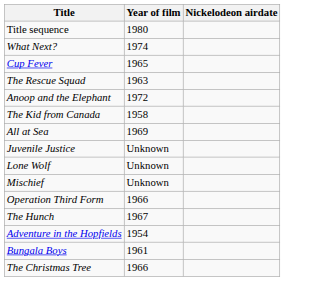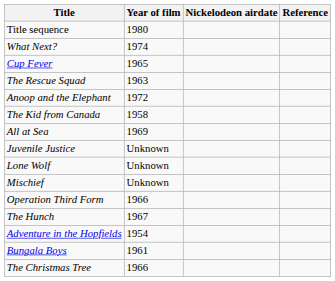+ column: (305, 13)
